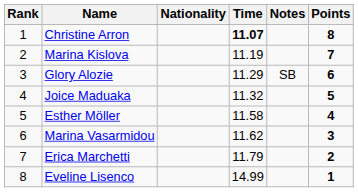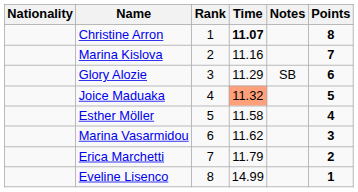columns swapped: (23, 14) <-> (193, 14)
(248, 55) 11.19 -> (248, 55) 11.16
(248, 95) no background -> (248, 95) lightsalmon background
